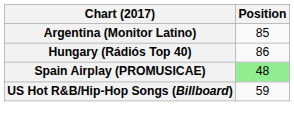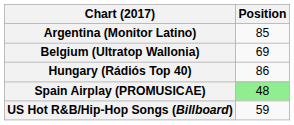+ row: (120, 52)
